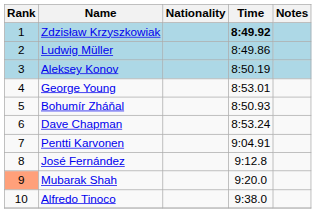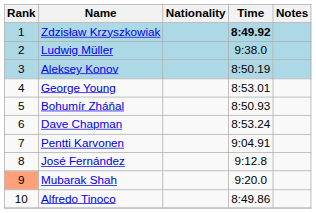(251, 50) 8:49.86 -> (251, 50) 9:38.0
(251, 198) 9:38.0 -> (251, 198) 8:49.86
